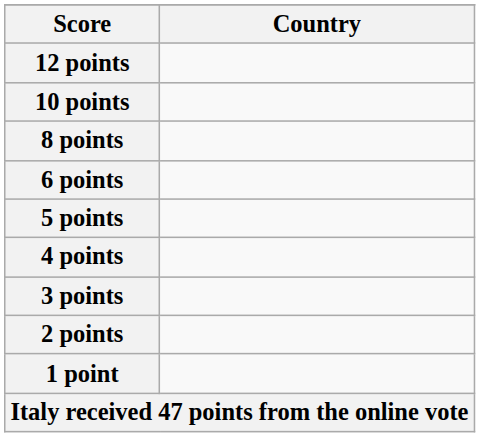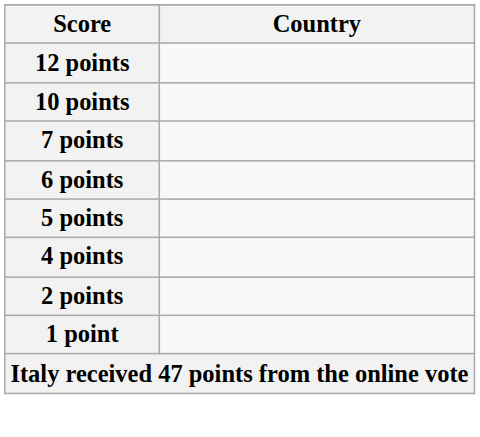- row: (82, 140)
+ row: (82, 140)
- row: (82, 295)
